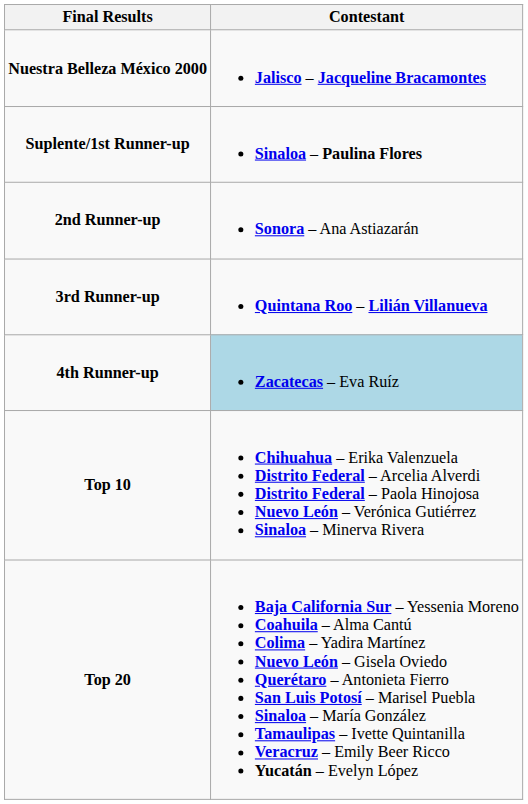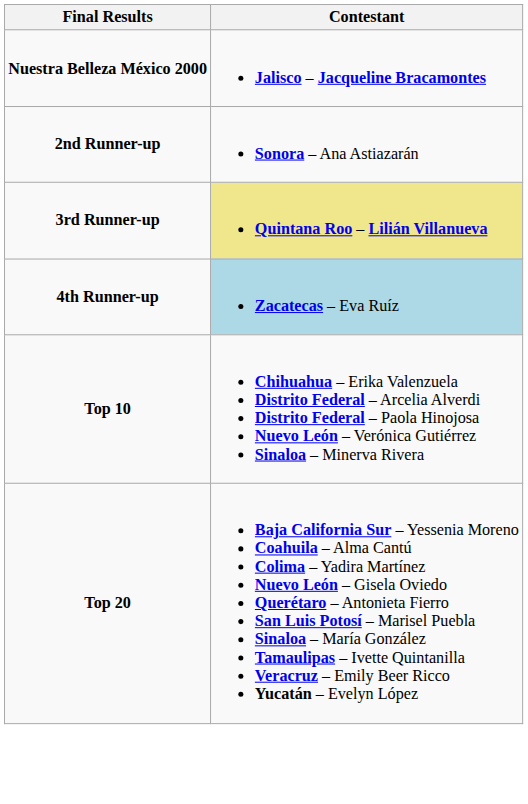- row: (108, 144)
(367, 306) no background -> (367, 230) khaki background
